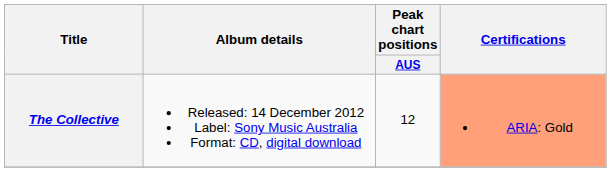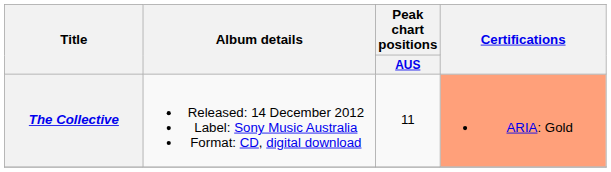(408, 120) 12 -> (408, 120) 11
